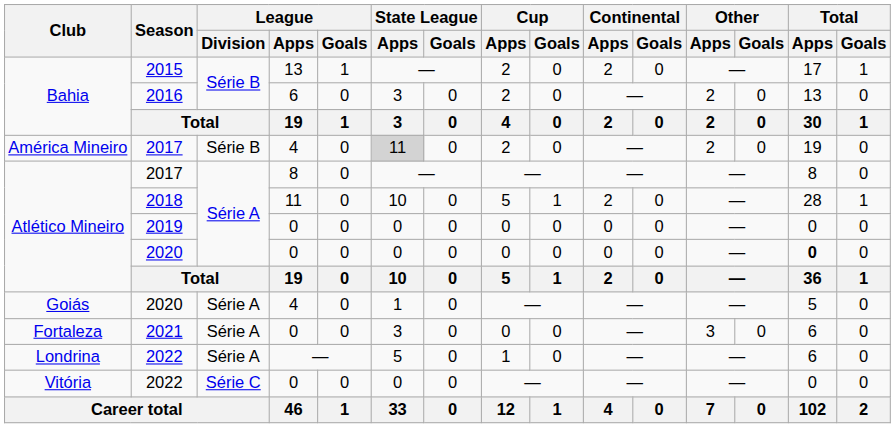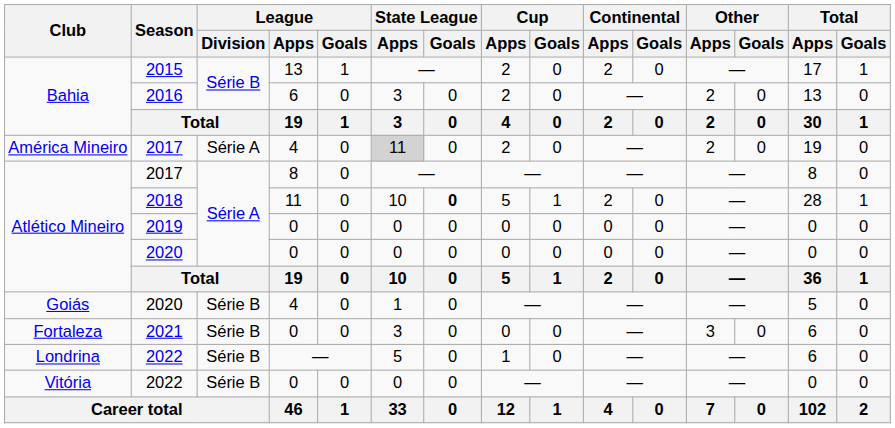(233, 148) Série B -> (233, 148) Série A
(453, 200) normal -> (453, 200) bold
(812, 252) bold -> (812, 252) normal
(233, 305) Série A -> (233, 305) Série B
(233, 331) Série A -> (233, 331) Série B
(233, 357) Série A -> (233, 357) Série B
(233, 383) Série C -> (233, 383) Série B
